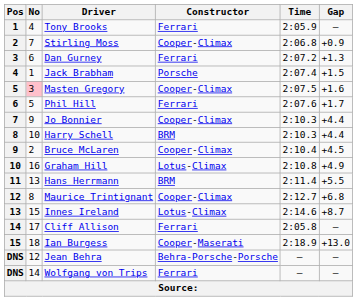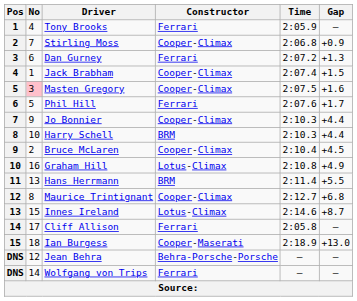(178, 74) Porsche -> (195, 74) Cooper-Climax
